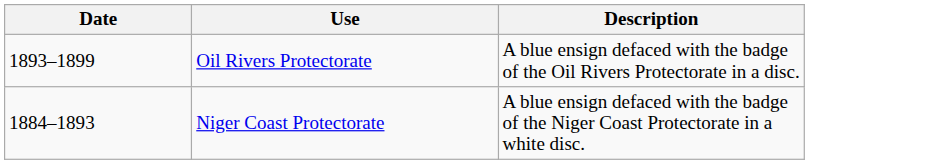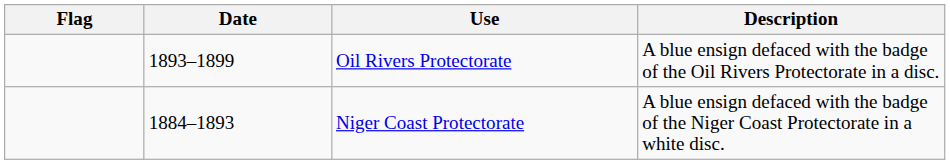+ column: (74, 19)
